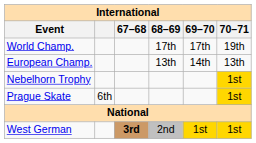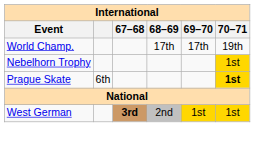- row: (50, 63)
(234, 96) normal -> (233, 79) bold
